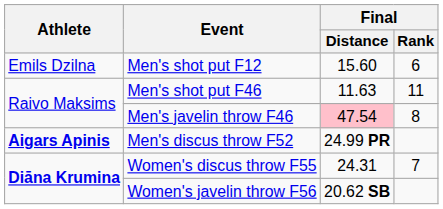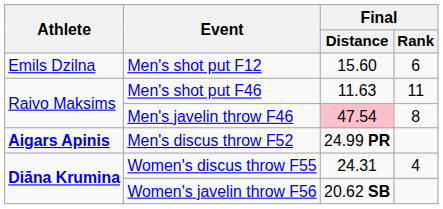(416, 166) 7 -> (416, 166) 4
